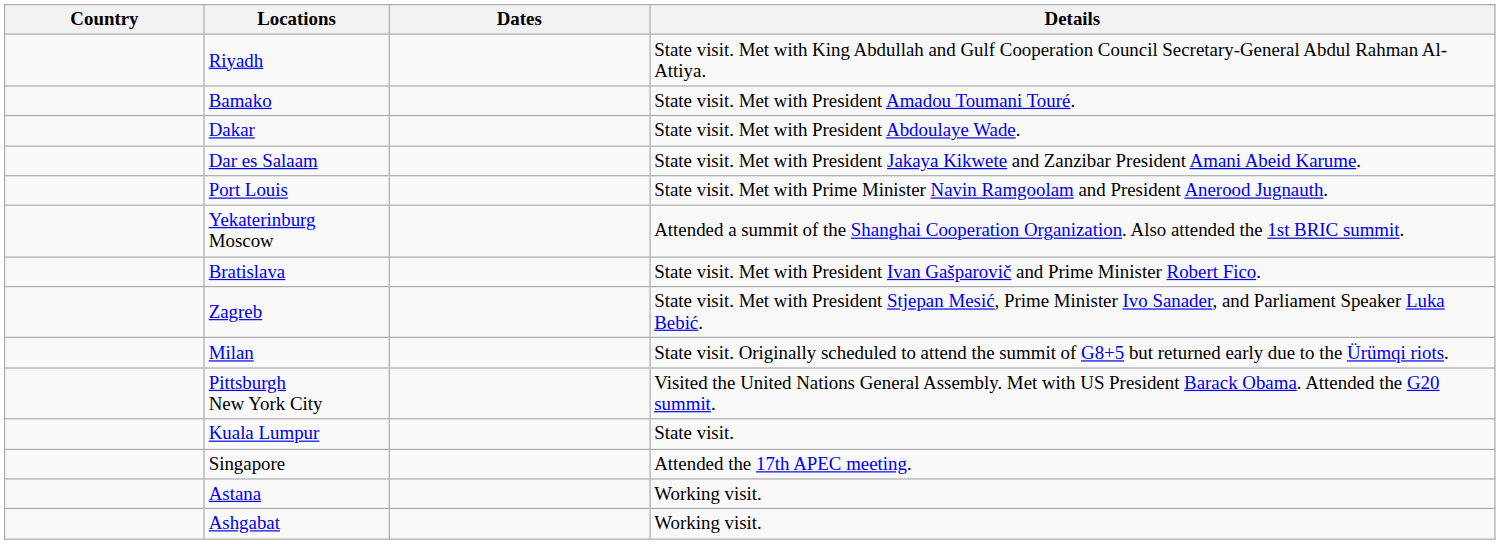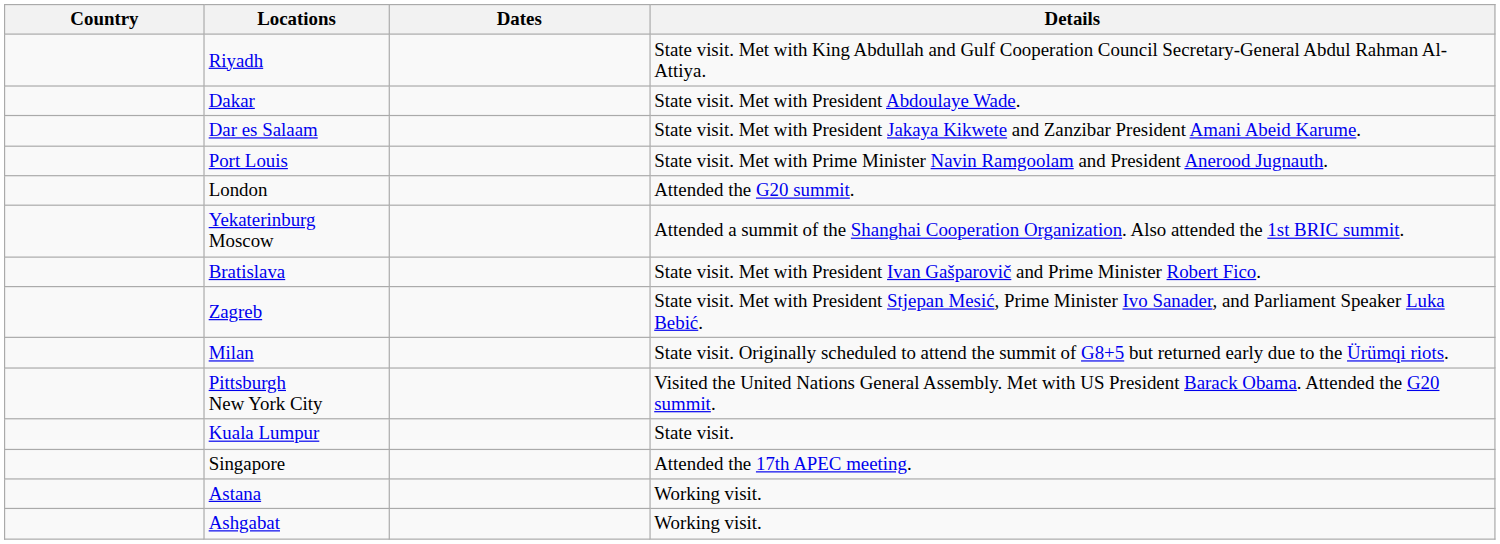- row: (240, 100)
+ row: (238, 190)
